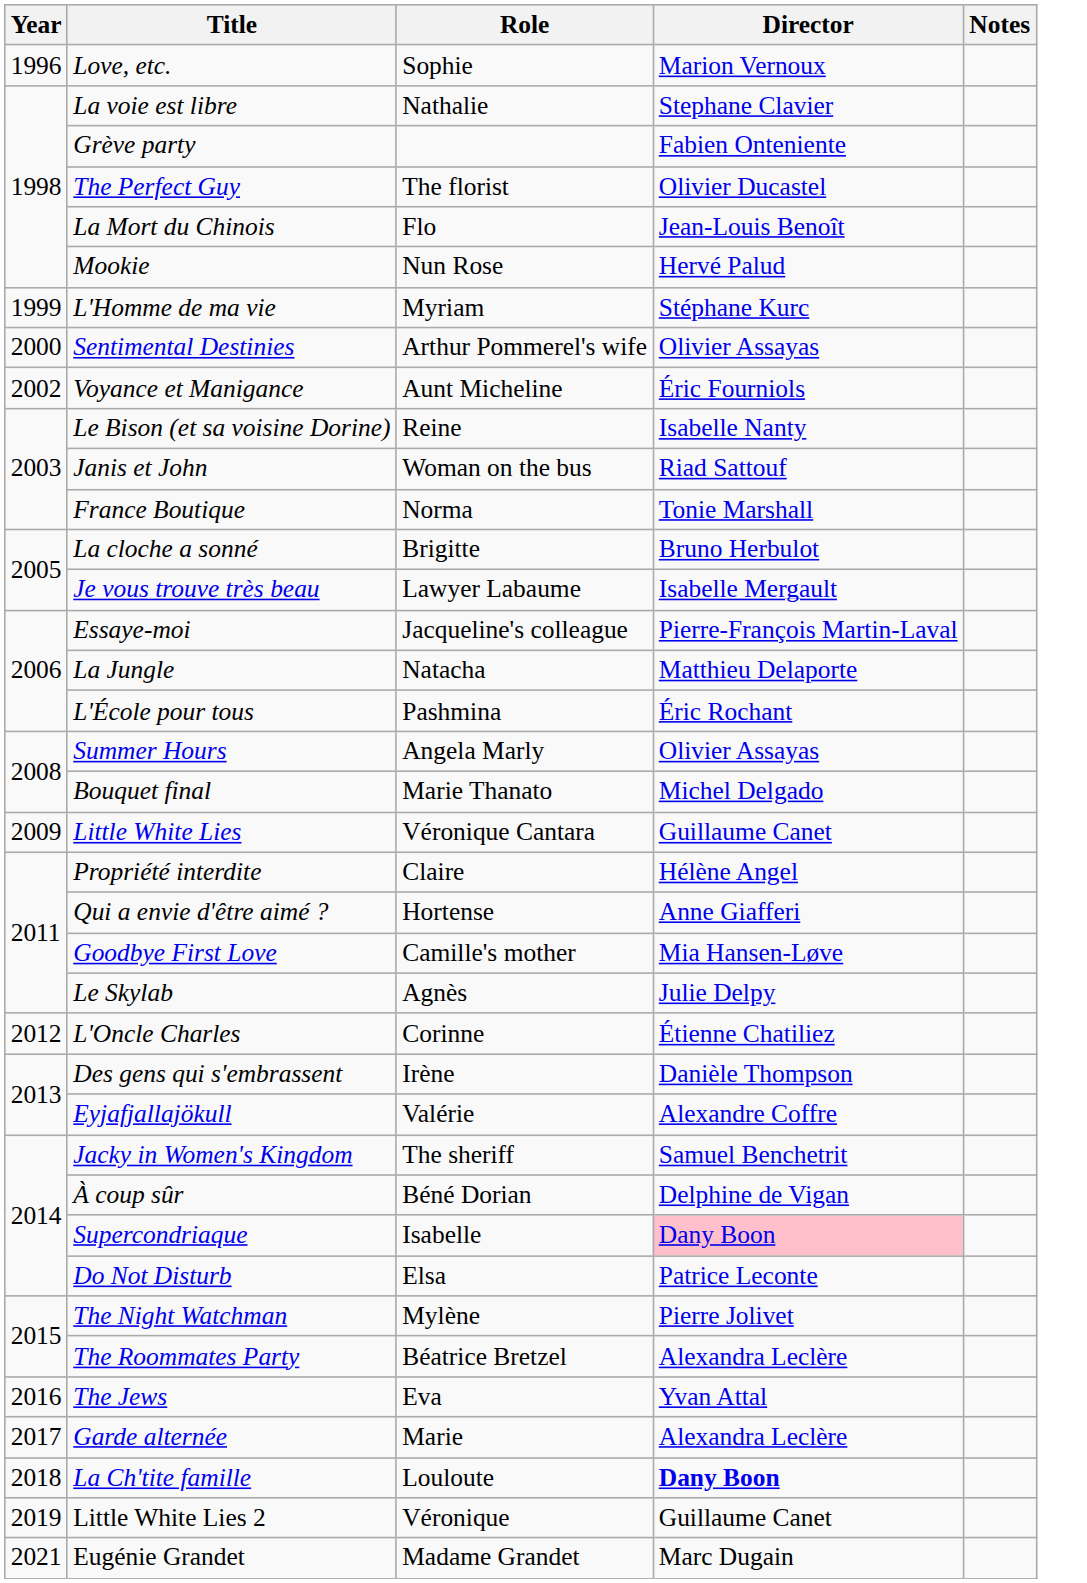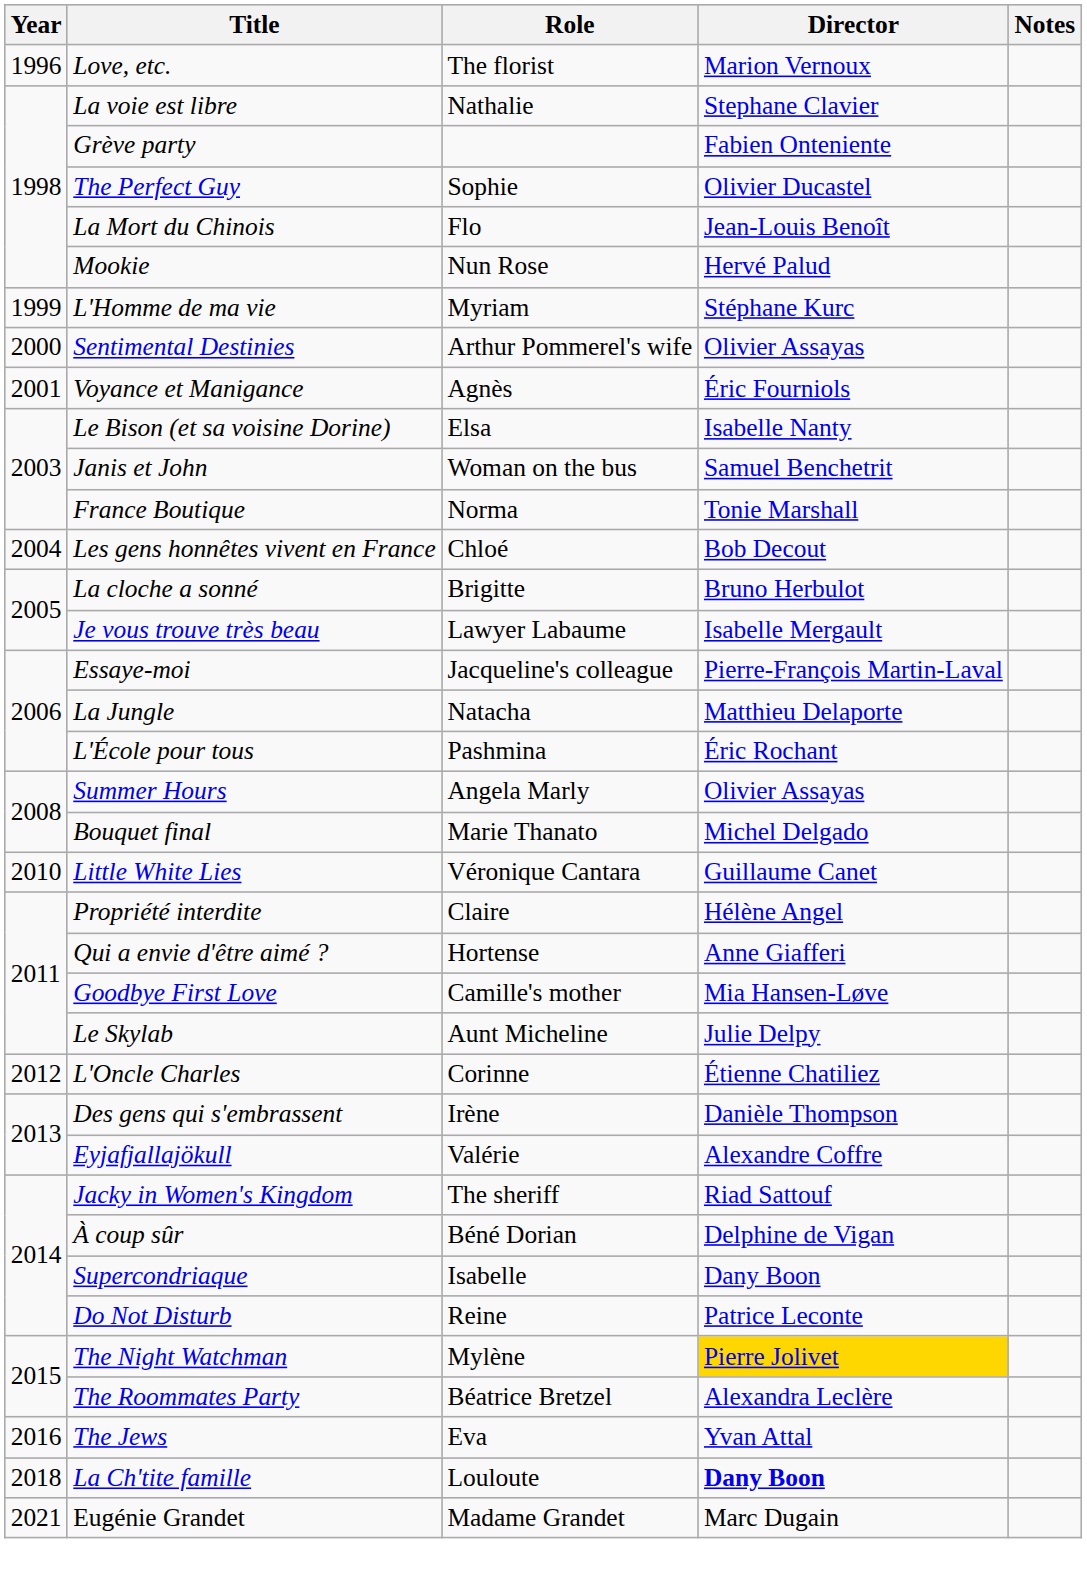(438, 65) Sophie -> (501, 65) The florist
(456, 186) The florist -> (483, 186) Sophie
(36, 387) 2002 -> (36, 387) 2001
(482, 387) Aunt Micheline -> (480, 387) Agnès
(432, 428) Reine -> (469, 428) Elsa
(723, 468) Riad Sattouf -> (798, 468) Samuel Benchetrit
+ row: (254, 549)
(36, 831) 2009 -> (36, 871) 2010
(435, 992) Agnès -> (528, 1033) Aunt Micheline
(753, 1154) Samuel Benchetrit -> (768, 1194) Riad Sattouf
(717, 1235) pink background -> (762, 1275) no background
(424, 1275) Elsa -> (477, 1315) Reine
(726, 1315) no background -> (771, 1356) gold background
- row: (150, 1436)
- row: (169, 1517)
